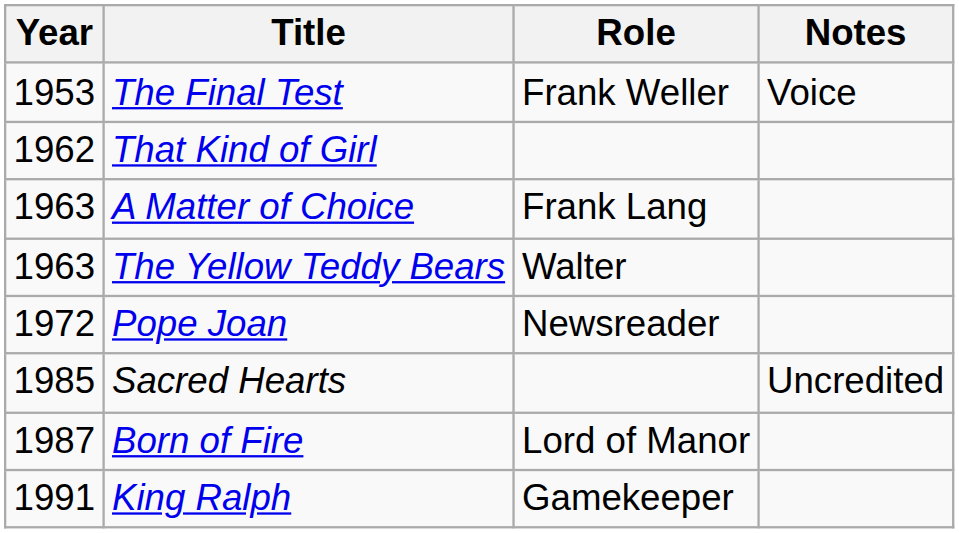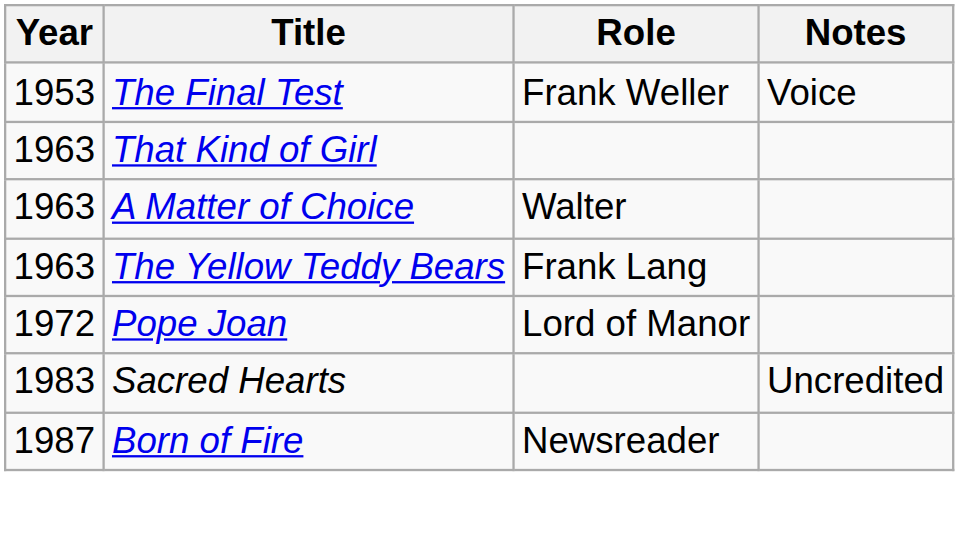(54, 149) 1962 -> (54, 149) 1963
(615, 207) Frank Lang -> (574, 207) Walter
(574, 265) Walter -> (615, 265) Frank Lang
(621, 324) Newsreader -> (636, 324) Lord of Manor
(54, 382) 1985 -> (54, 382) 1983
(636, 440) Lord of Manor -> (621, 440) Newsreader
- row: (202, 498)
